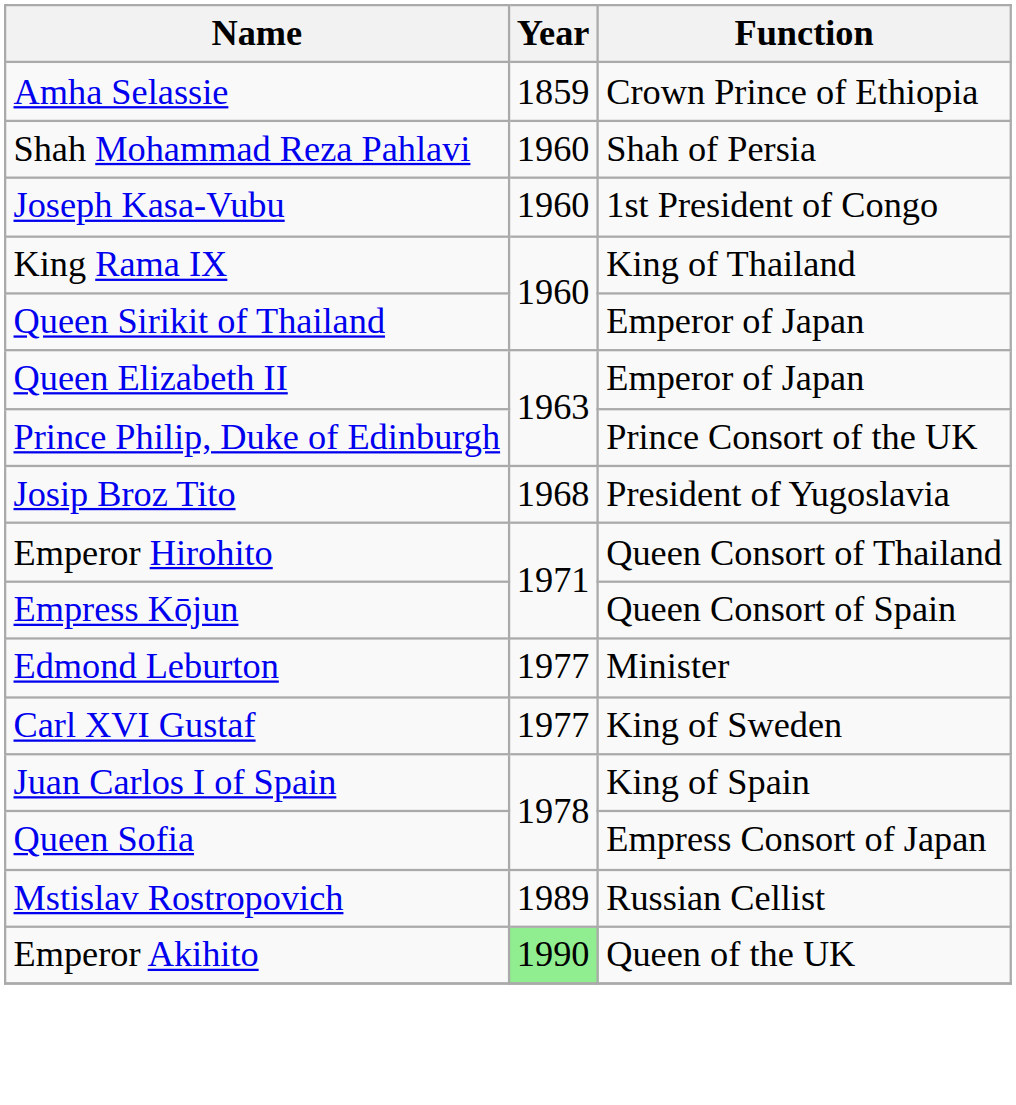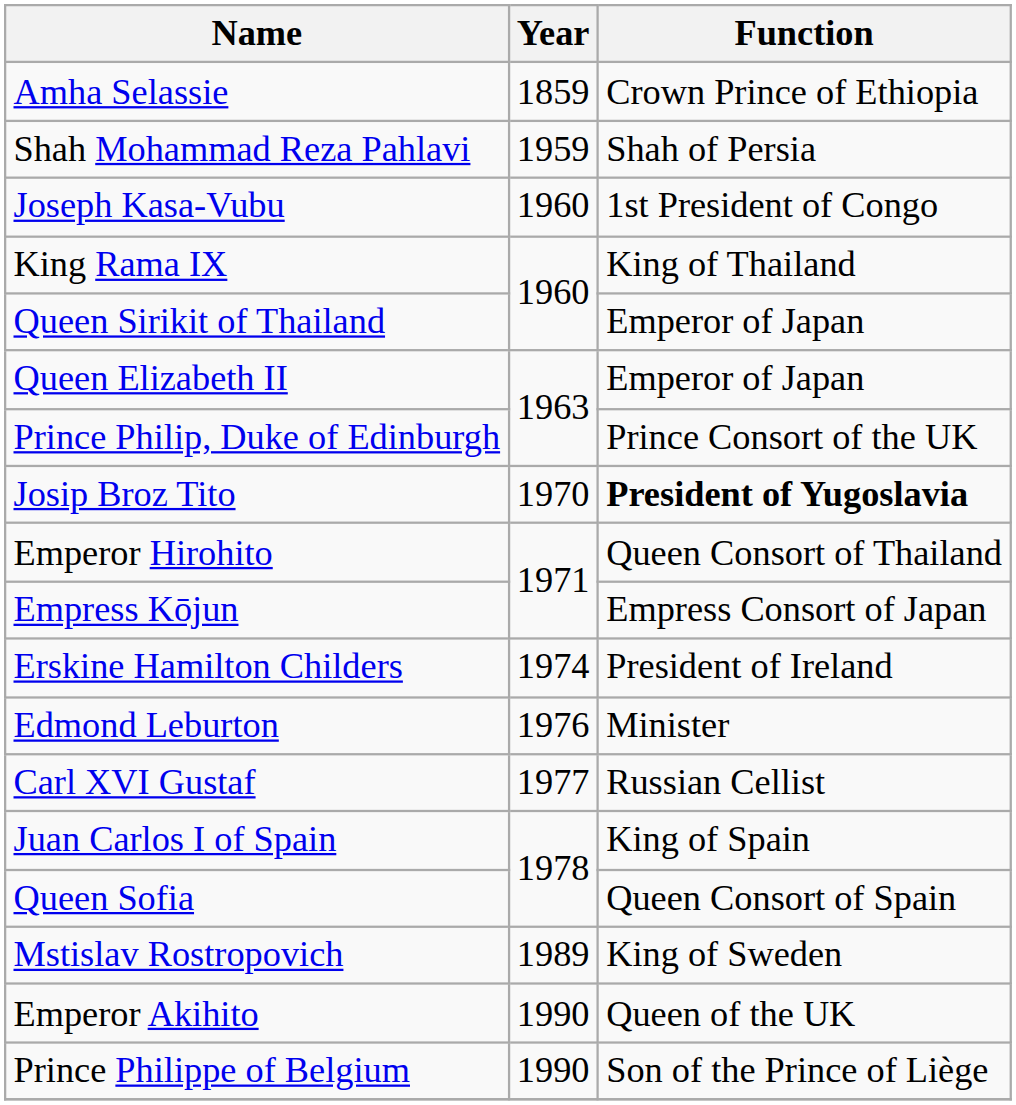(553, 148) 1960 -> (553, 148) 1959
(553, 494) 1968 -> (553, 494) 1970
(778, 494) normal -> (787, 494) bold
(781, 609) Queen Consort of Spain -> (796, 609) Empress Consort of Japan
+ row: (208, 666)
(553, 666) 1977 -> (553, 724) 1976
(724, 724) King of Sweden -> (716, 782) Russian Cellist
(796, 839) Empress Consort of Japan -> (781, 897) Queen Consort of Spain
(716, 897) Russian Cellist -> (724, 954) King of Sweden
(553, 954) lightgreen background -> (553, 1012) no background
+ row: (212, 1070)
